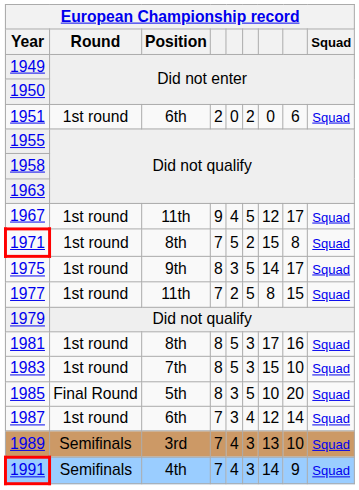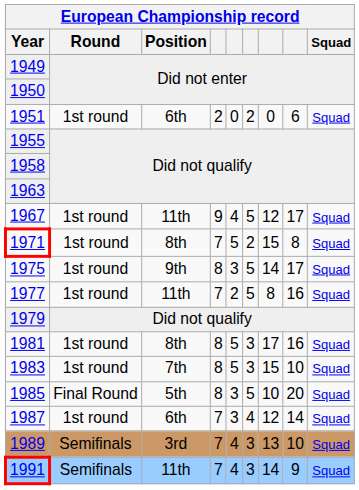(295, 294) 15 -> (295, 294) 16
(176, 470) 4th -> (176, 470) 11th
